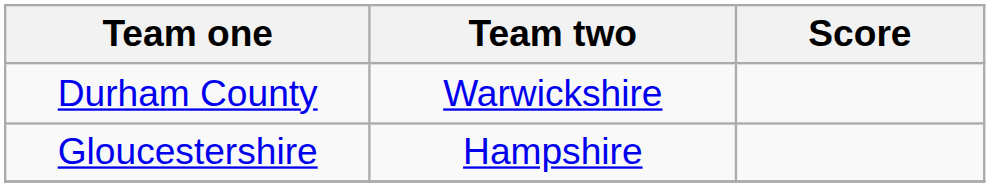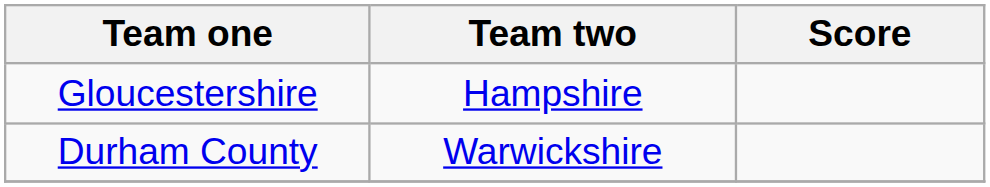rows swapped: (188, 92) <-> (188, 151)
